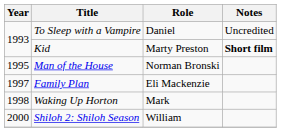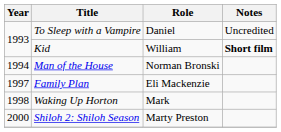(177, 48) Marty Preston -> (164, 48) William
(18, 65) 1995 -> (18, 65) 1994
(164, 118) William -> (177, 118) Marty Preston
